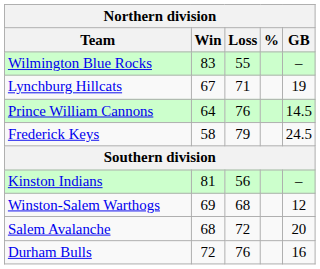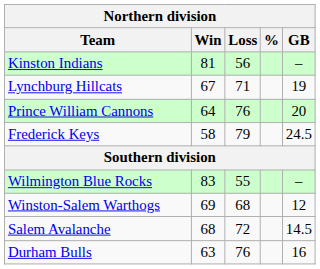rows swapped: (80, 63) <-> (55, 181)
(299, 110) 14.5 -> (299, 110) 20
(299, 228) 20 -> (299, 228) 14.5
(208, 252) 72 -> (208, 252) 63
